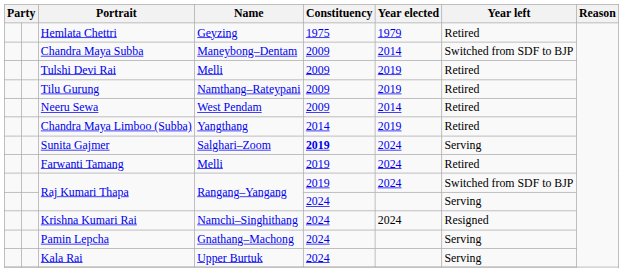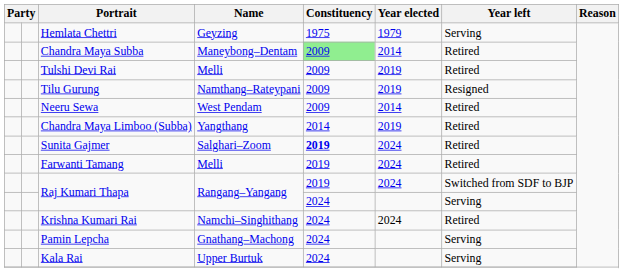(462, 32) Retired -> (463, 32) Serving
(318, 51) no background -> (318, 51) lightgreen background
(509, 51) Switched from SDF to BJP -> (462, 51) Retired
(462, 88) Retired -> (467, 88) Resigned
(463, 145) Serving -> (462, 145) Retired
(467, 220) Resigned -> (462, 220) Retired
